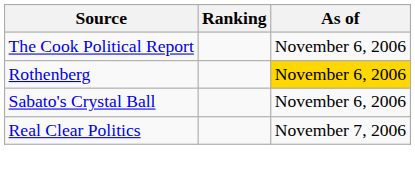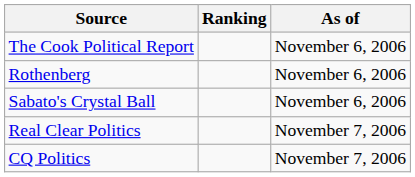(340, 74) gold background -> (340, 74) no background
+ row: (49, 158)
